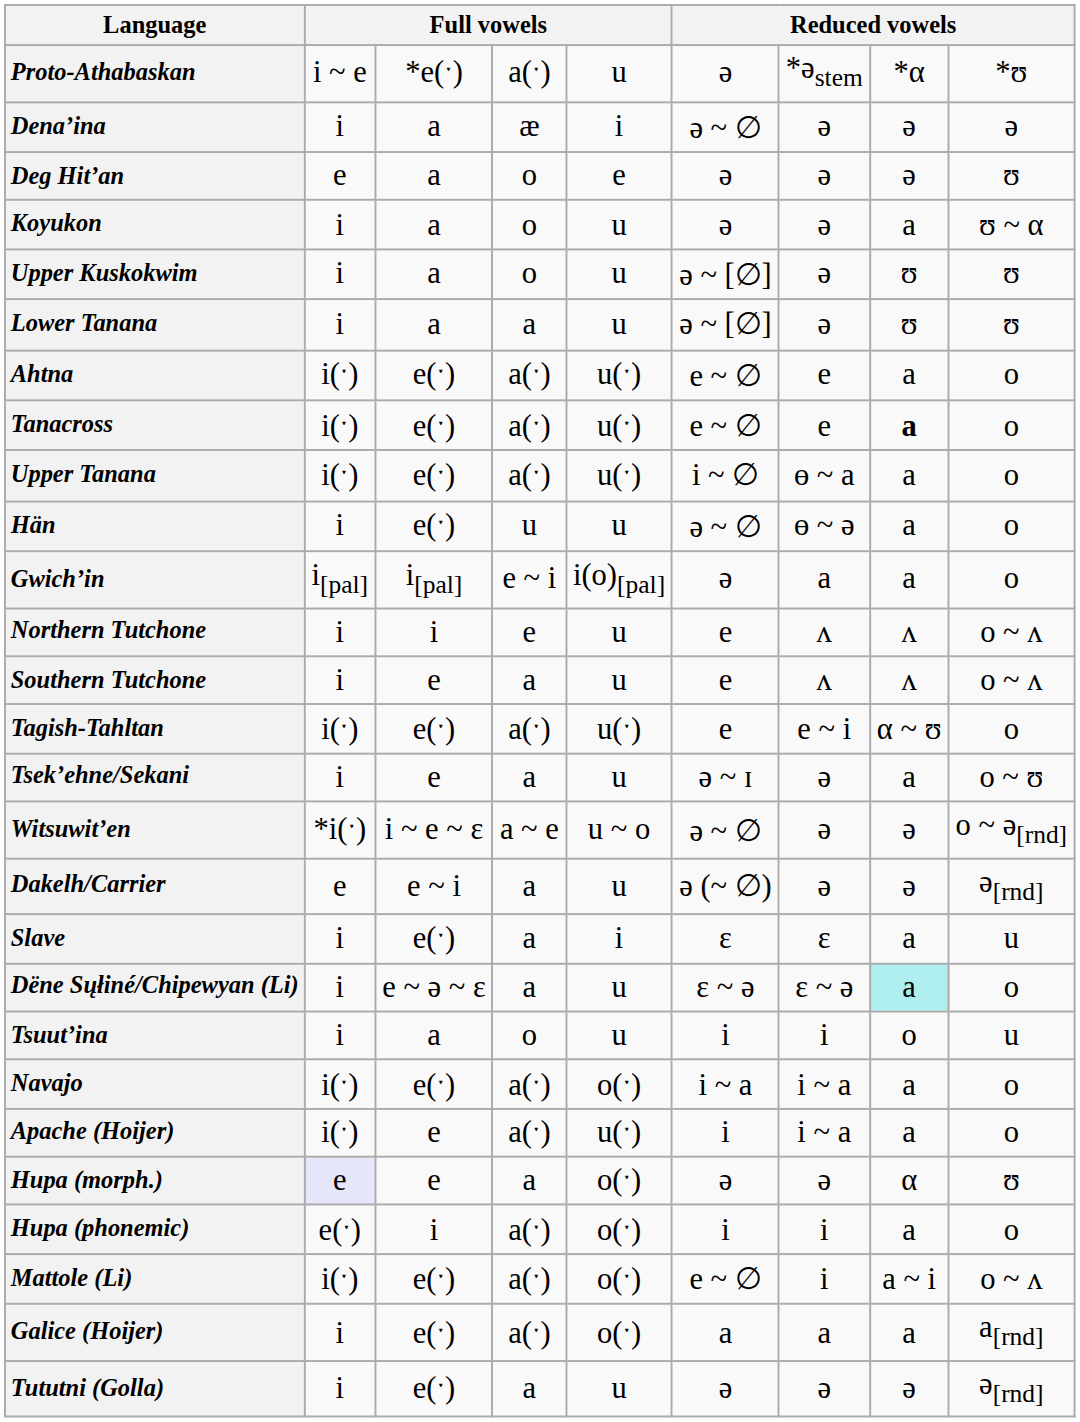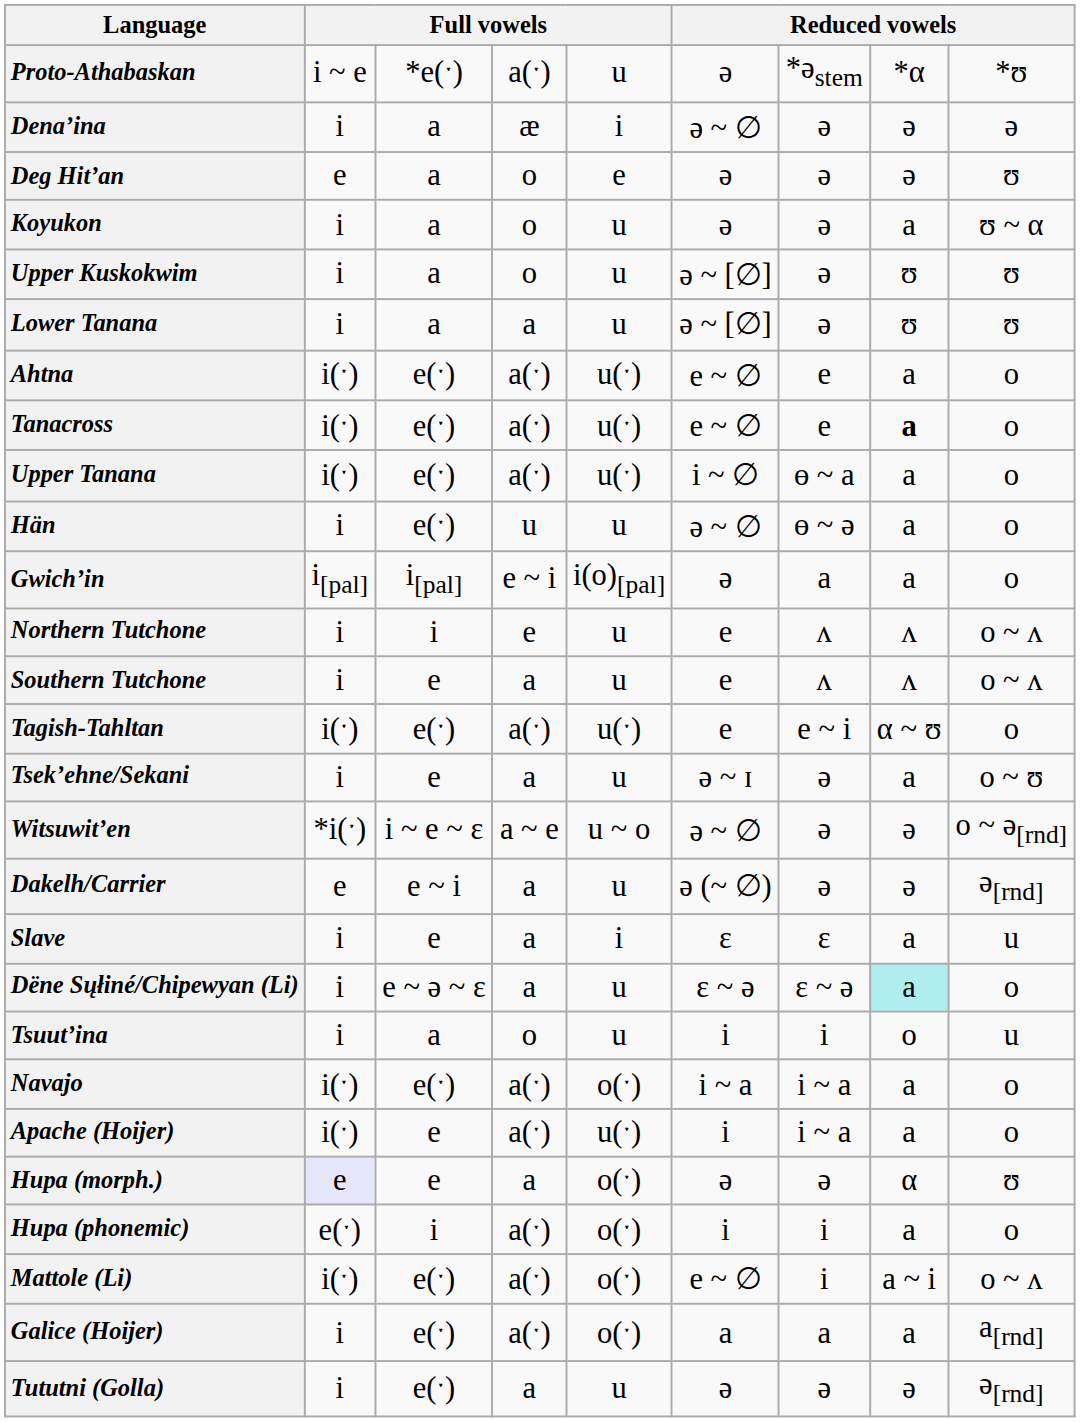(434, 938) e(ˑ) -> (434, 938) e
